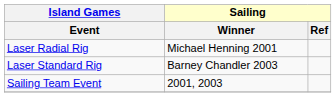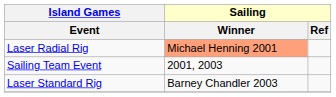(222, 48) no background -> (222, 48) lightsalmon background
rows swapped: (54, 65) <-> (54, 83)
